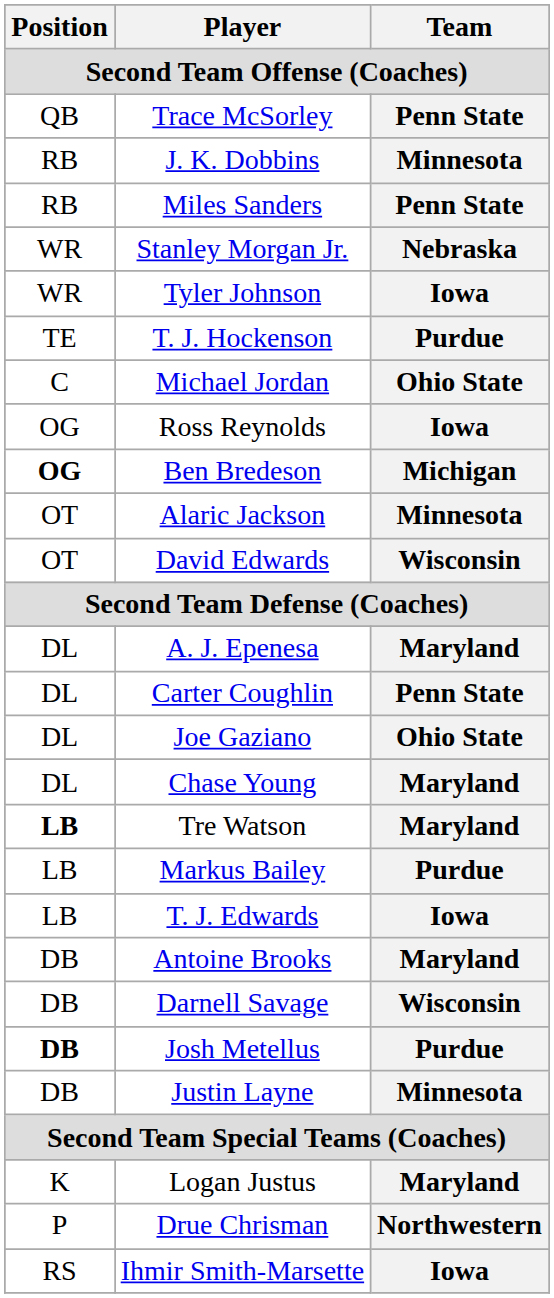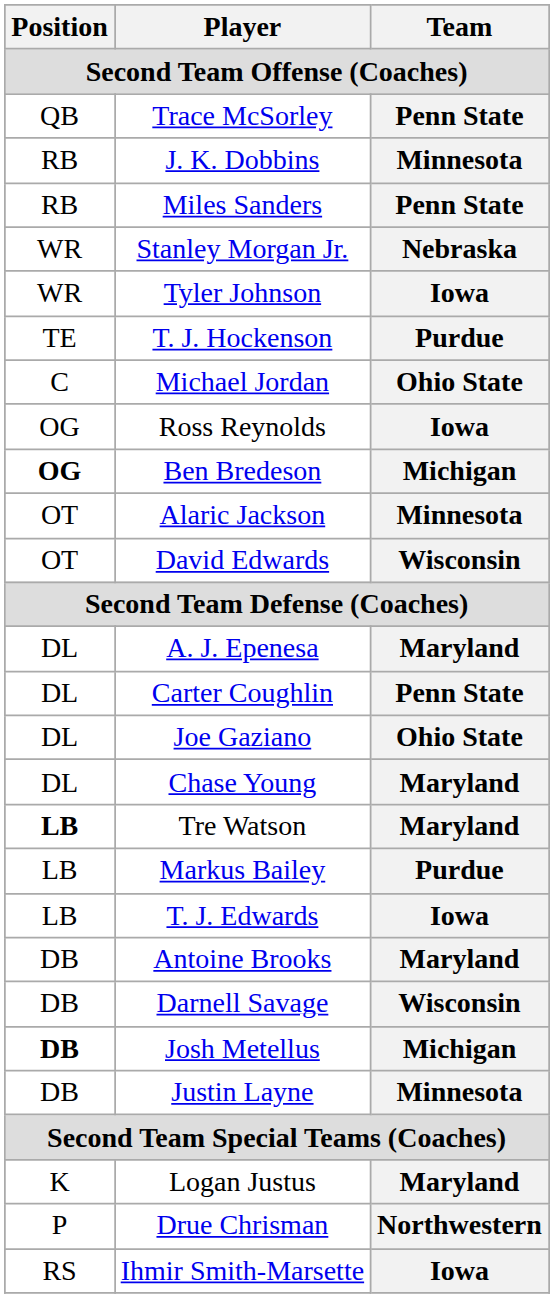(459, 1048) Purdue -> (459, 1048) Michigan
